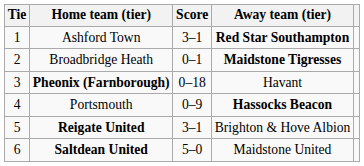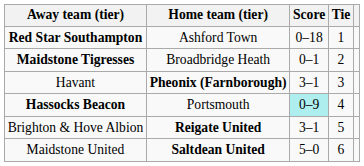columns swapped: (17, 15) <-> (283, 15)
(192, 37) 3–1 -> (309, 37) 0–18
(192, 82) 0–18 -> (309, 82) 3–1
(192, 105) no background -> (309, 105) paleturquoise background
